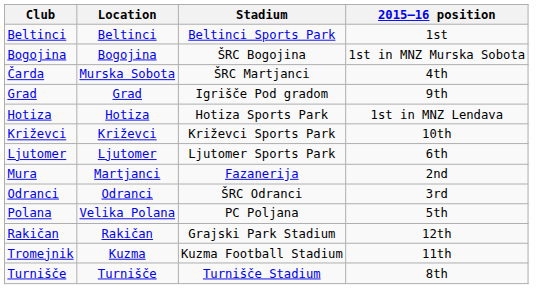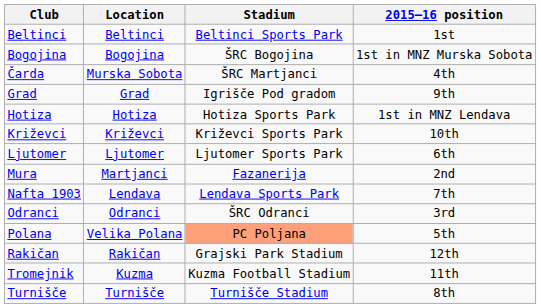+ row: (44, 194)
(262, 214) no background -> (269, 234) lightsalmon background
